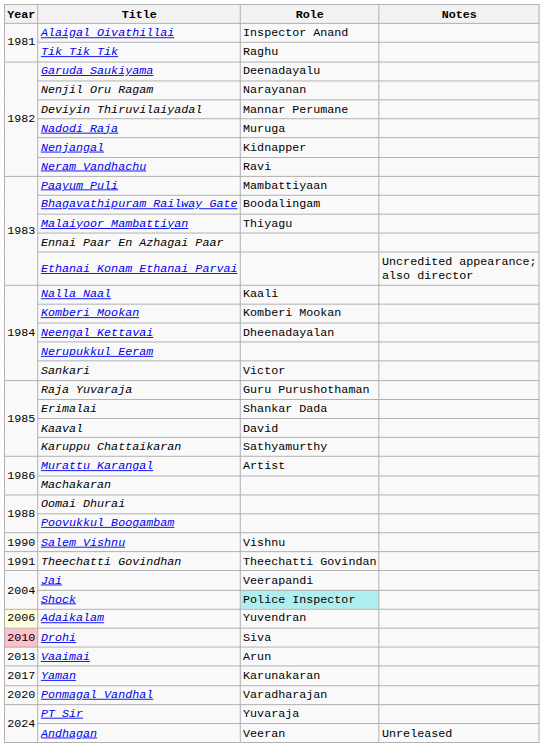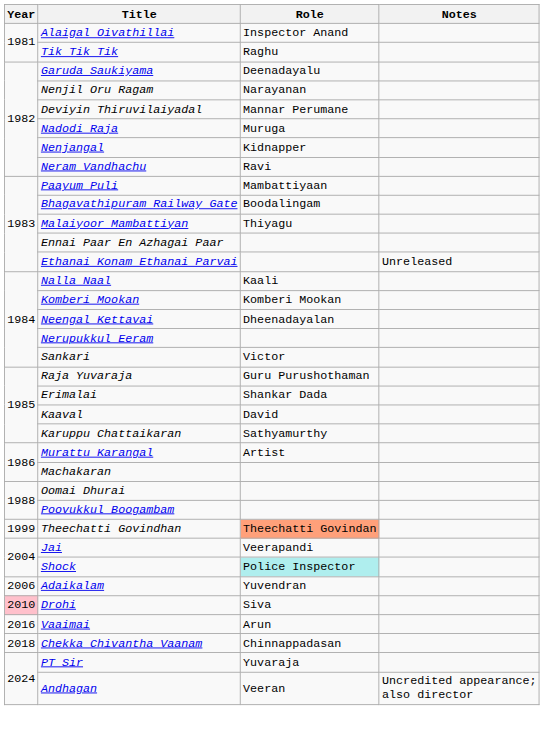(459, 269) Uncredited appearance; also director -> (417, 262) Unreleased
- row: (83, 542)
(21, 561) 1991 -> (21, 529) 1999
(310, 561) no background -> (310, 529) lightsalmon background
(21, 619) lightyellow background -> (21, 586) no background
(21, 657) 2013 -> (21, 624) 2016
- row: (58, 676)
+ row: (122, 643)
- row: (97, 695)
(417, 733) Unreleased -> (459, 688) Uncredited appearance; also director
